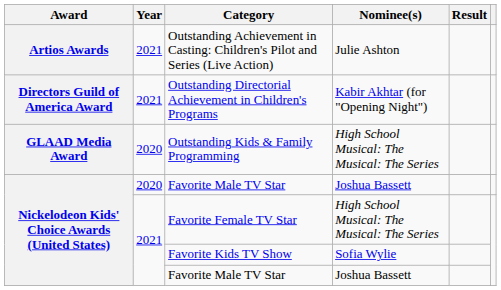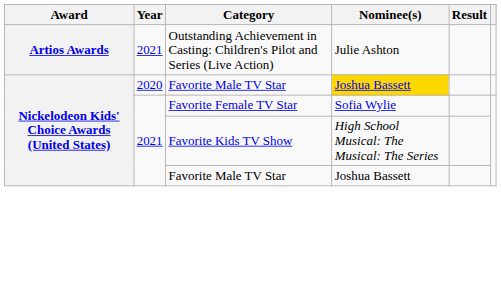- row: (149, 99)
- row: (149, 149)
(373, 184) no background -> (373, 85) gold background
(387, 219) High School Musical: The Musical: The Series -> (365, 105) Sofia Wylie
(366, 254) Sofia Wylie -> (387, 140) High School Musical: The Musical: The Series
